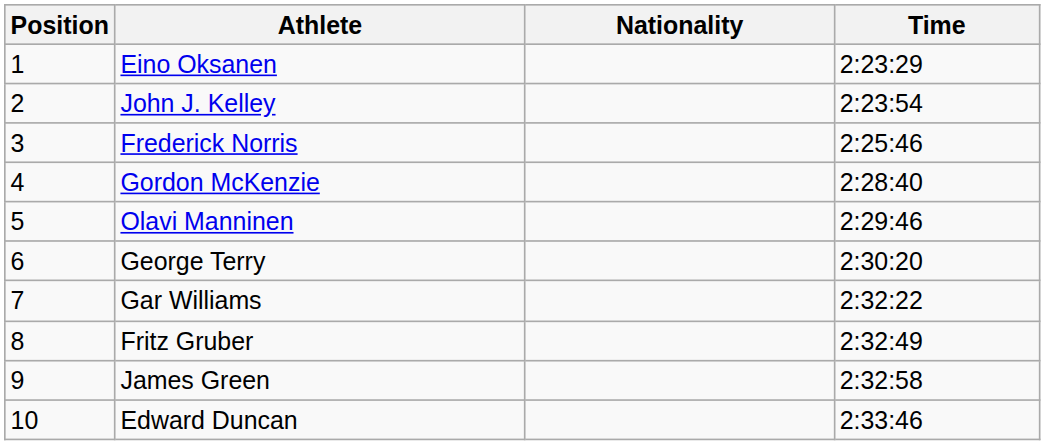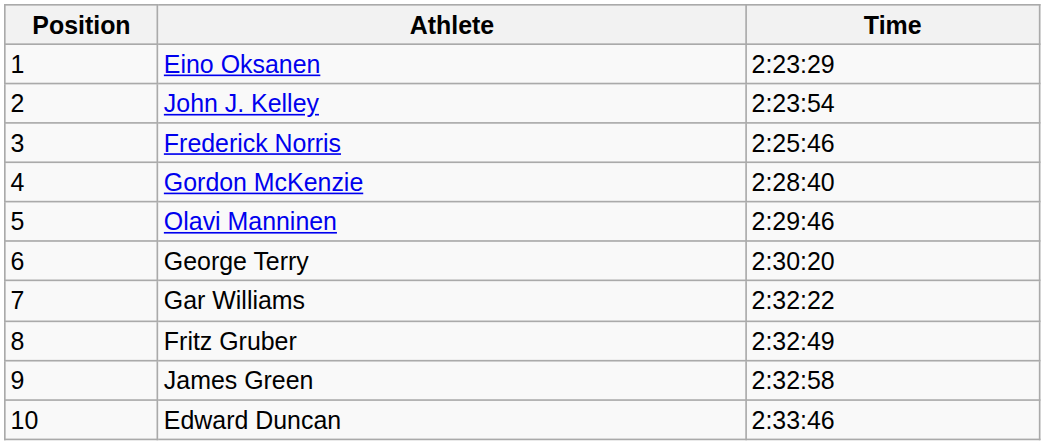- column: (680, 25)
